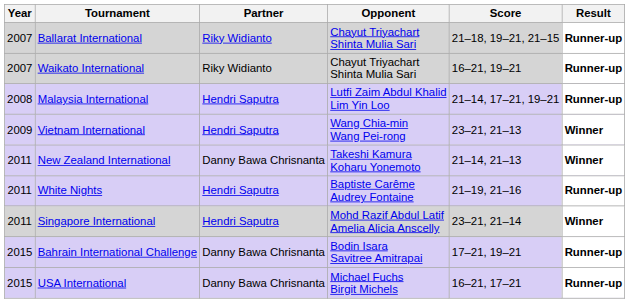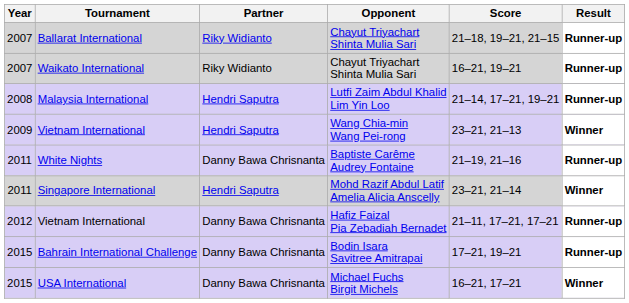- row: (104, 161)
(241, 191) Hendri Saputra -> (264, 161) Danny Bawa Chrisnanta
+ row: (91, 222)
(593, 283) Runner-up -> (584, 283) Winner
